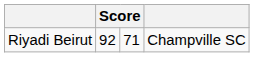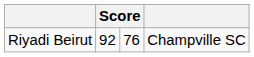(131, 39) 71 -> (131, 39) 76
